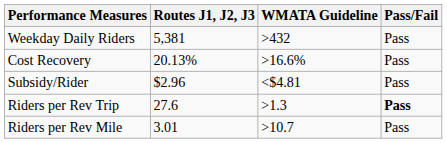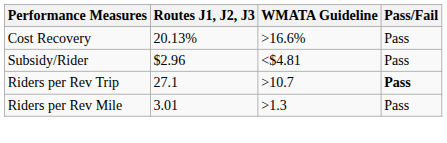- row: (71, 37)
(166, 104) 27.6 -> (166, 82) 27.1
(274, 104) >1.3 -> (278, 82) >10.7
(278, 127) >10.7 -> (274, 104) >1.3
